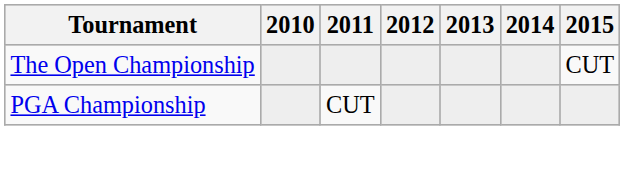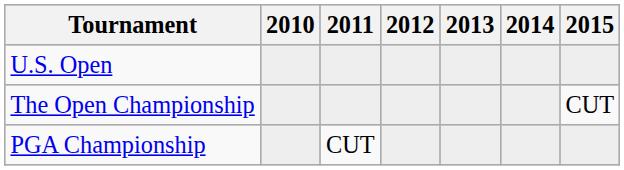+ row: (61, 64)
